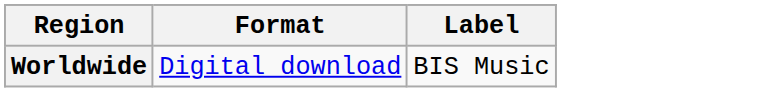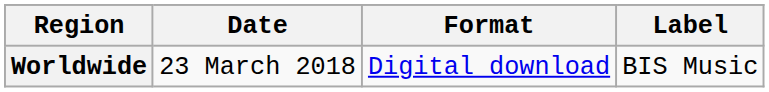+ column: (258, 26)
